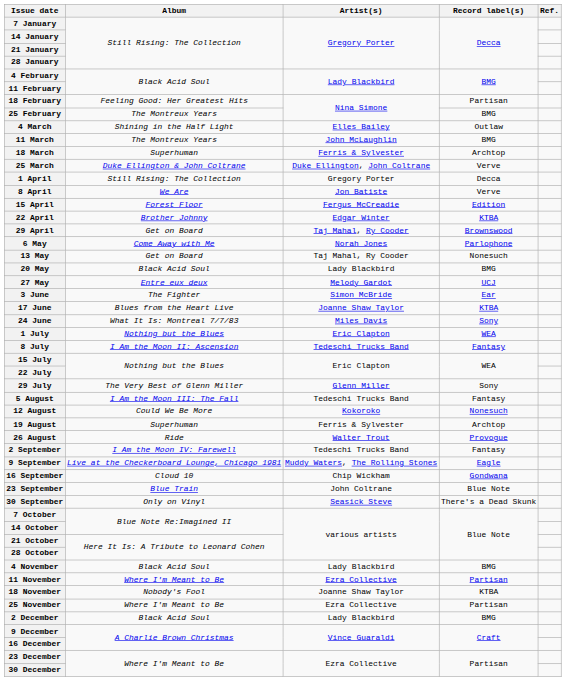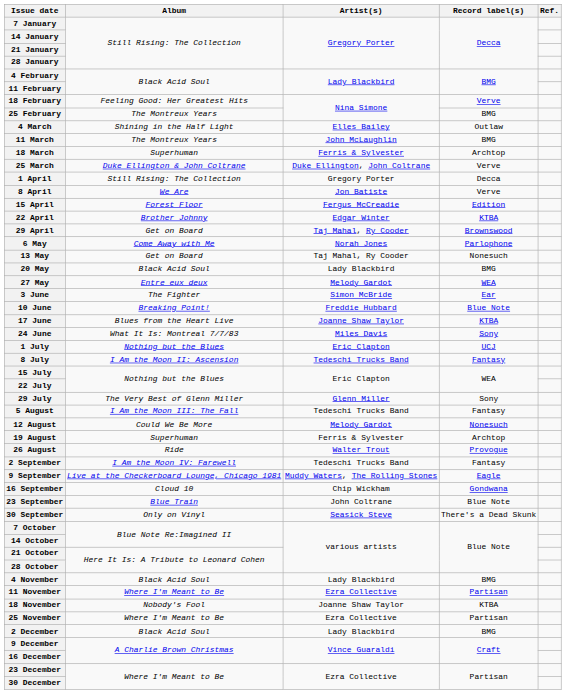(489, 101) Partisan -> (489, 101) Verve
(489, 282) UCJ -> (489, 282) WEA
+ row: (35, 308)
(489, 334) WEA -> (489, 347) UCJ
(361, 411) Kokoroko -> (361, 424) Melody Gardot
